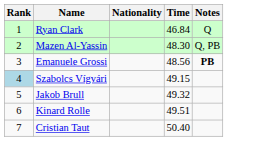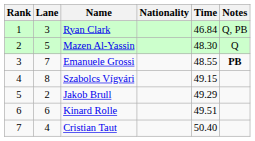+ column: (47, 12)
(207, 29) Q -> (235, 29) Q, PB
(207, 45) Q, PB -> (235, 45) Q
(178, 62) 48.56 -> (206, 62) 48.55
(19, 78) lightblue background -> (19, 78) no background
(178, 95) 49.32 -> (206, 95) 49.29
